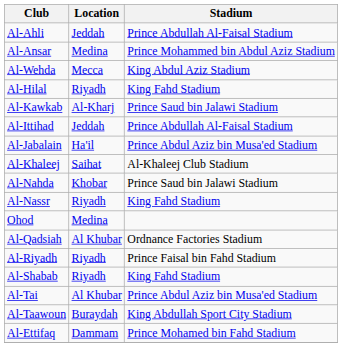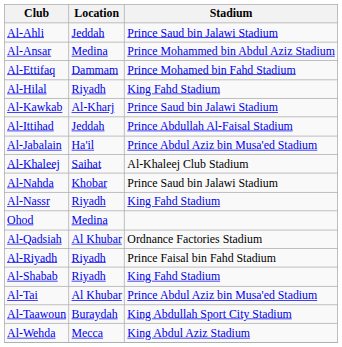(210, 32) Prince Abdullah Al-Faisal Stadium -> (203, 32) Prince Saud bin Jalawi Stadium
rows swapped: (31, 333) <-> (31, 70)
